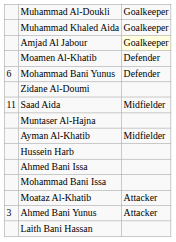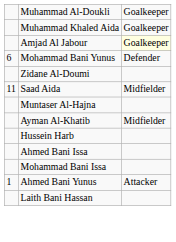- row: (59, 58)
- row: (56, 197)
(9, 213) 3 -> (9, 182) 1
